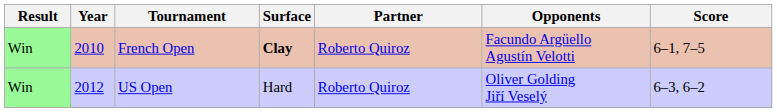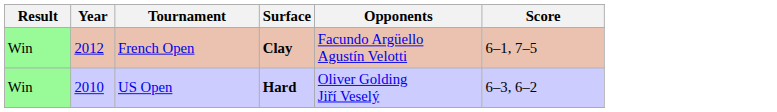- column: (398, 16)
(89, 47) 2010 -> (89, 47) 2012
(89, 87) 2012 -> (89, 87) 2010
(278, 87) normal -> (280, 87) bold
